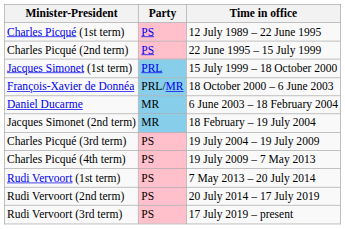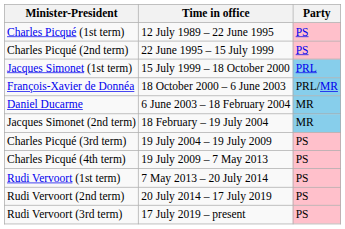columns swapped: (263, 13) <-> (162, 13)
